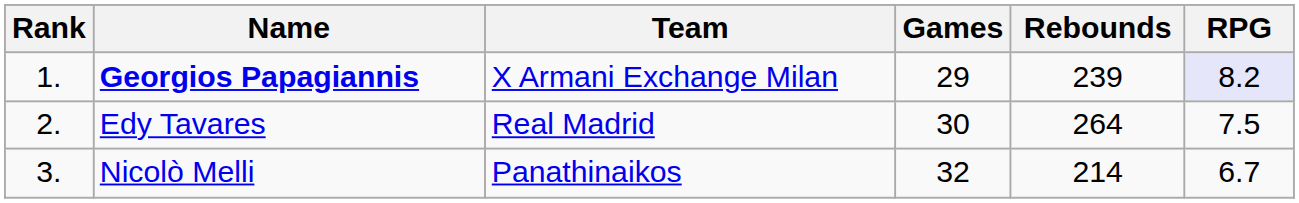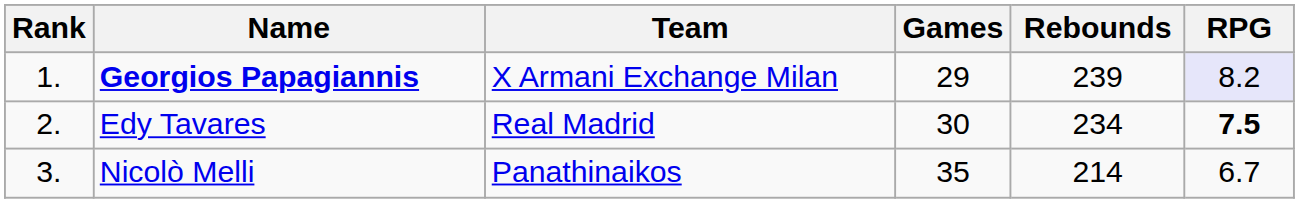(1098, 124) 264 -> (1098, 124) 234
(1239, 124) normal -> (1239, 124) bold
(953, 172) 32 -> (953, 172) 35
